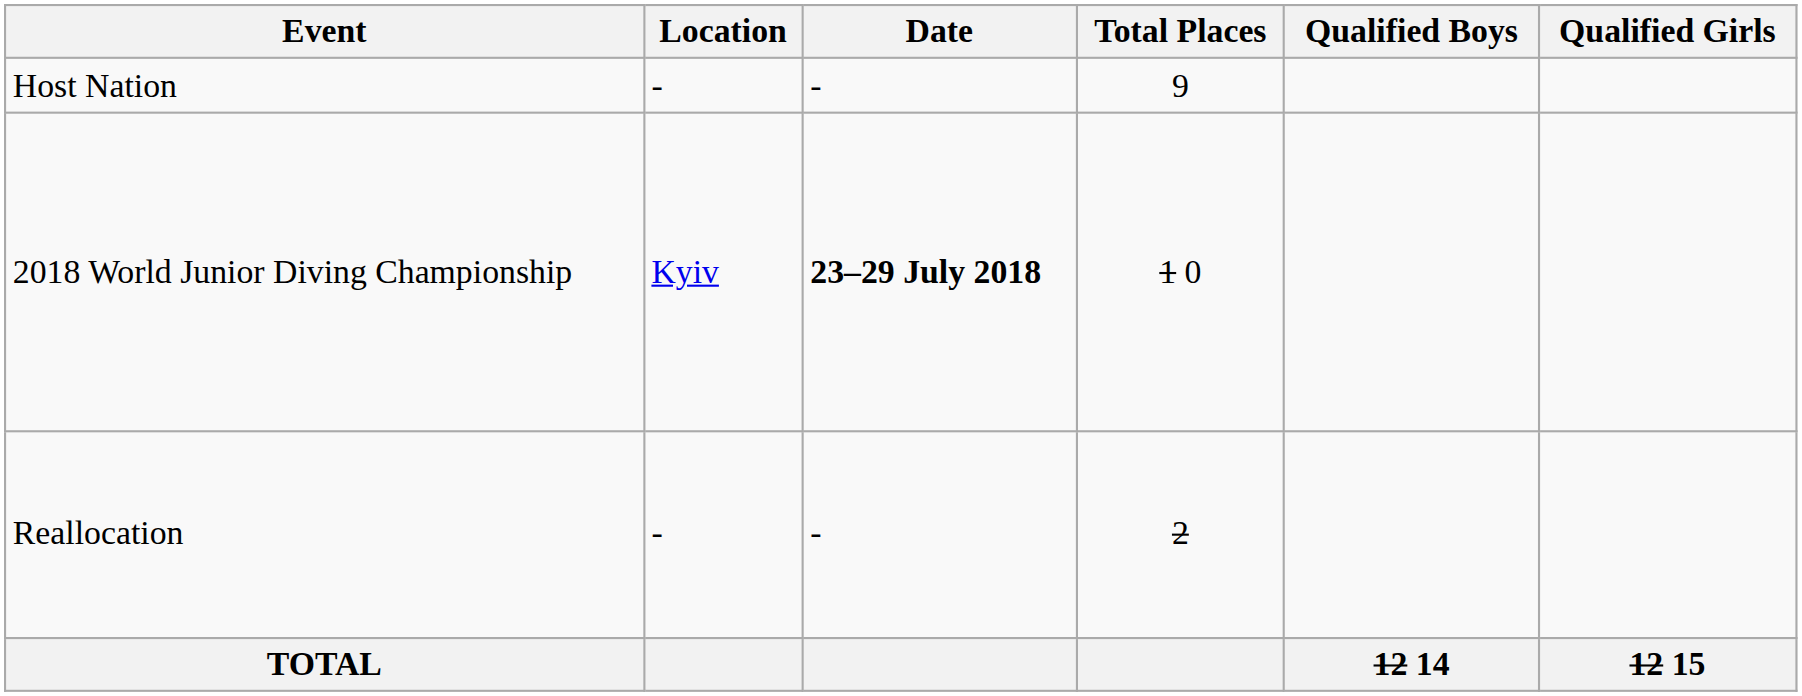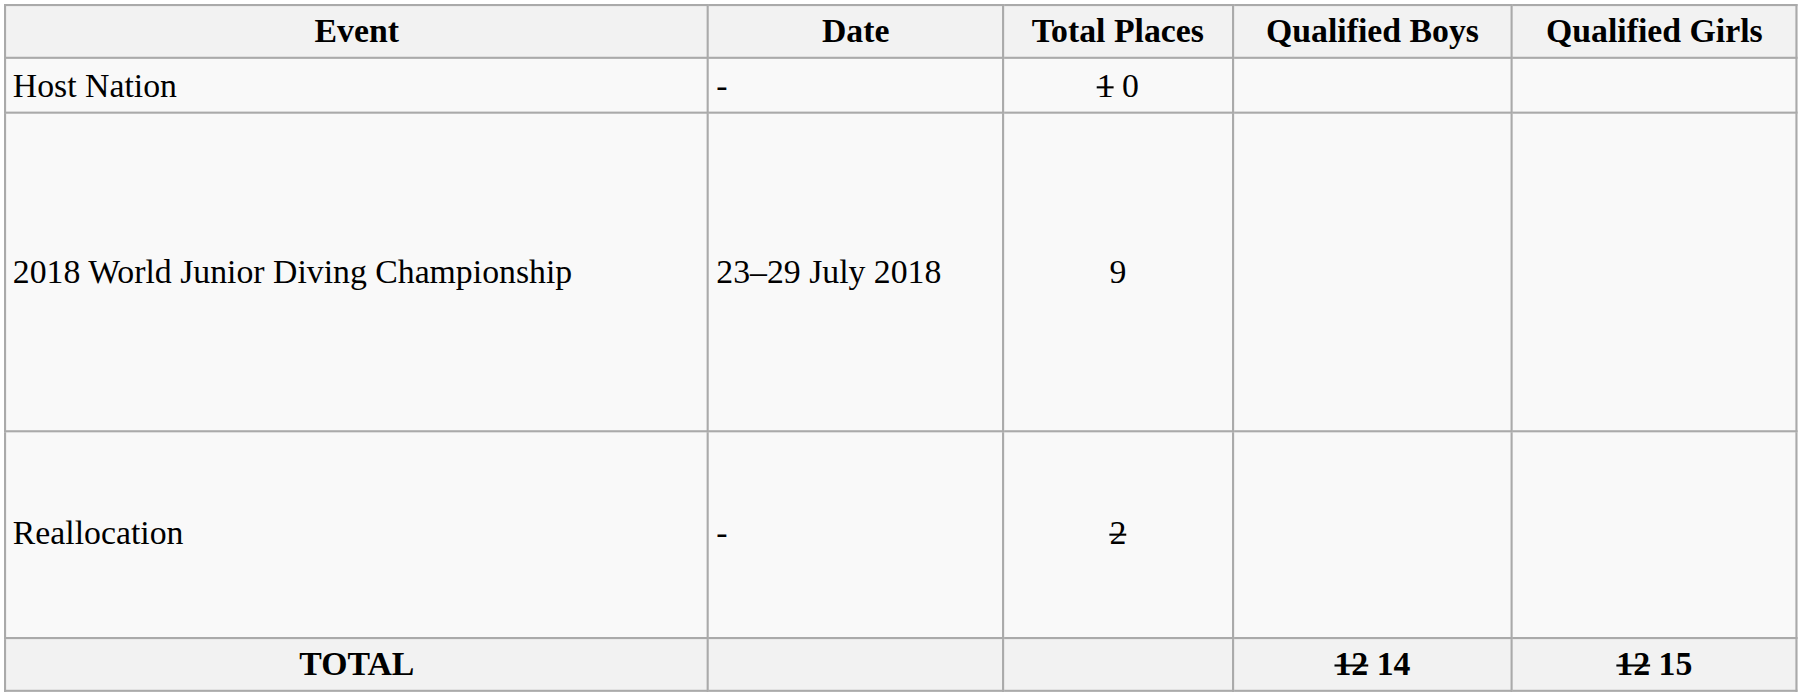- column: (723, 31)
(1180, 84) 9 -> (1118, 84) 1 0
(926, 271) bold -> (829, 271) normal
(1180, 271) 1 0 -> (1118, 271) 9
